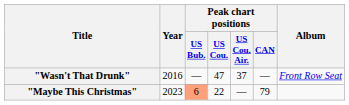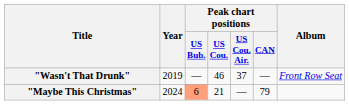(173, 76) 2016 -> (173, 76) 2019
(219, 76) 47 -> (219, 76) 46
(173, 92) 2023 -> (173, 92) 2024
(219, 92) 22 -> (219, 92) 21
